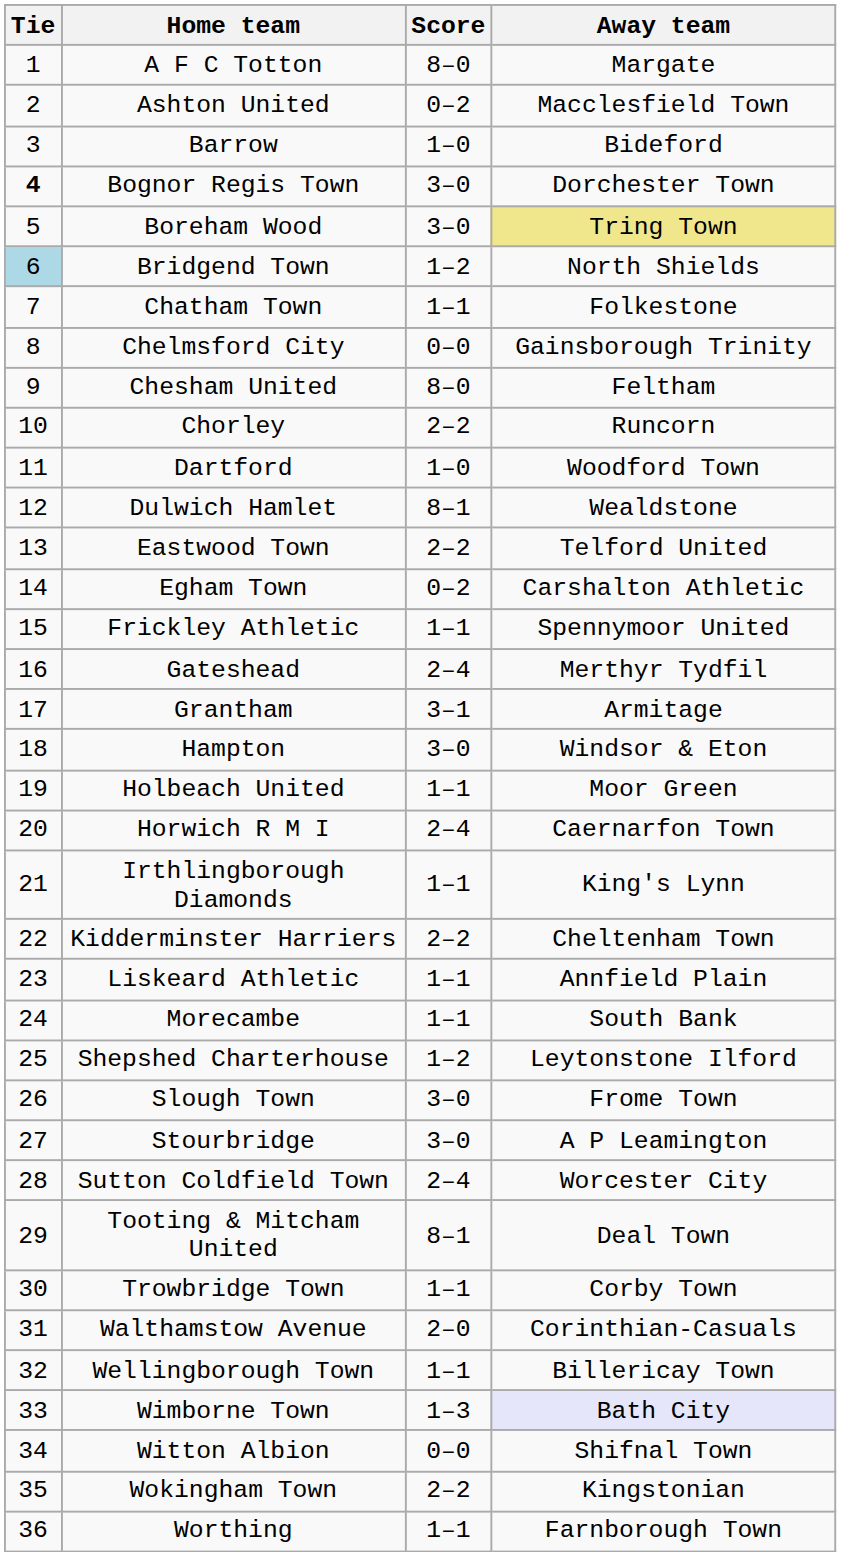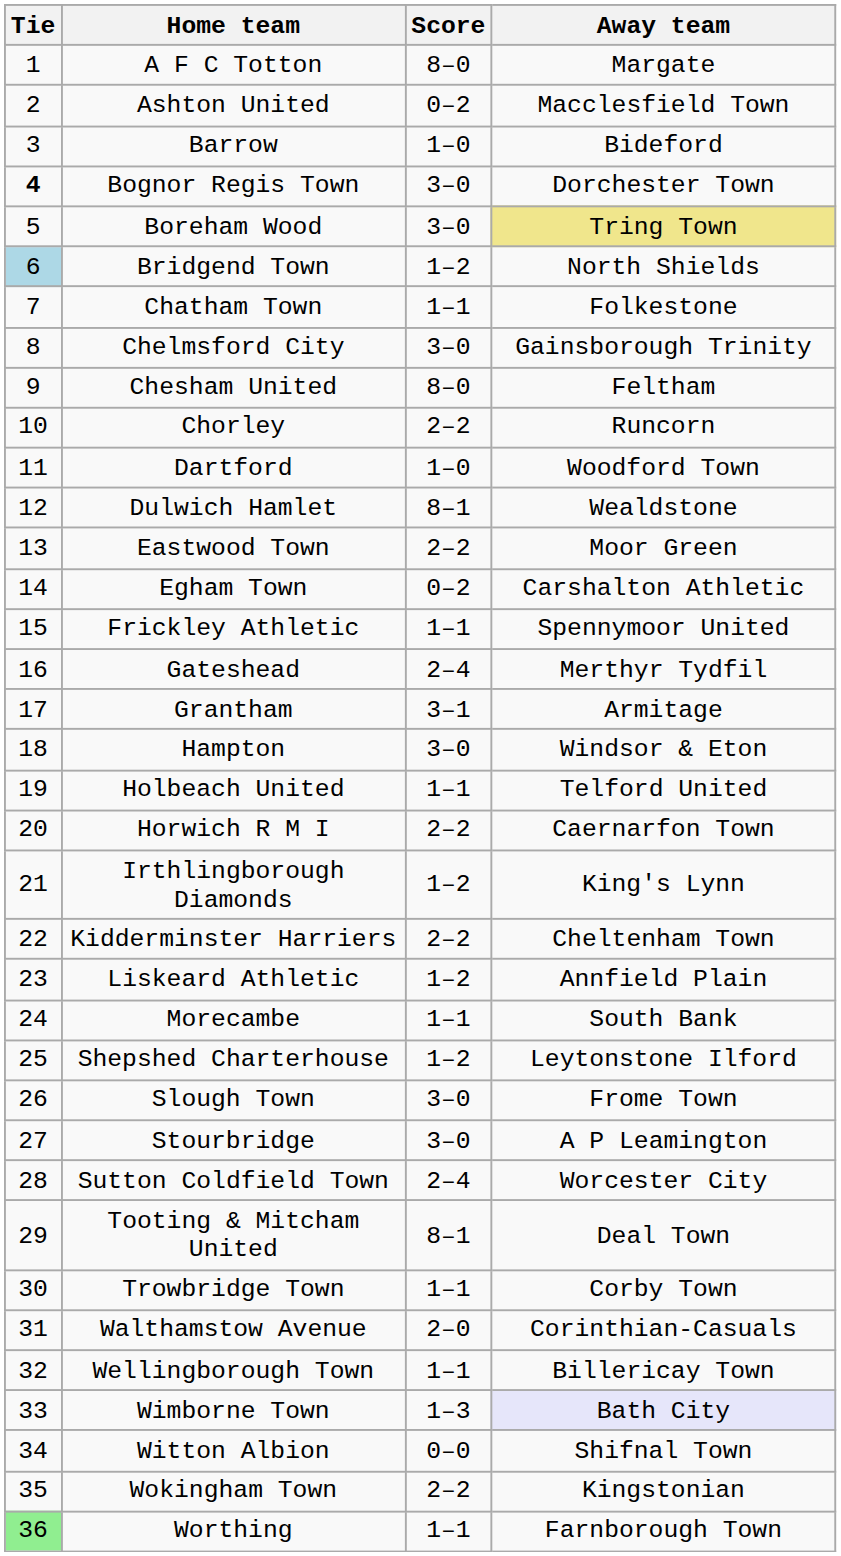(448, 347) 0–0 -> (448, 347) 3–0
(663, 548) Telford United -> (663, 548) Moor Green
(663, 790) Moor Green -> (663, 790) Telford United
(448, 830) 2–4 -> (448, 830) 2–2
(448, 885) 1–1 -> (448, 885) 1–2
(448, 979) 1–1 -> (448, 979) 1–2
(33, 1531) no background -> (33, 1531) lightgreen background
